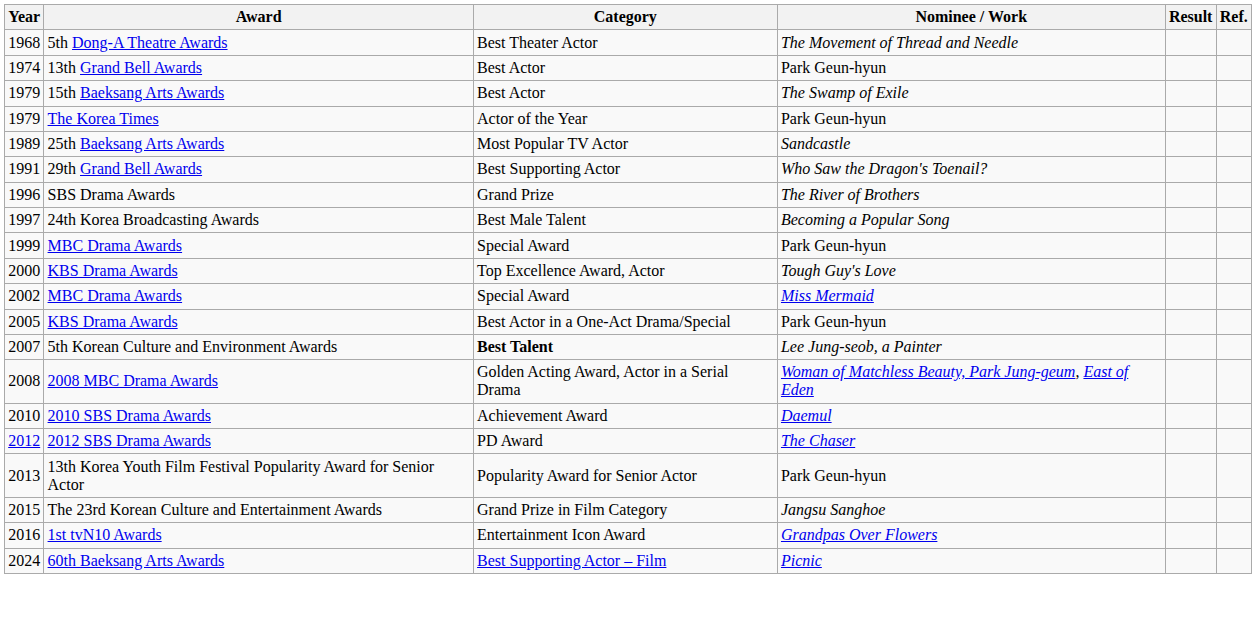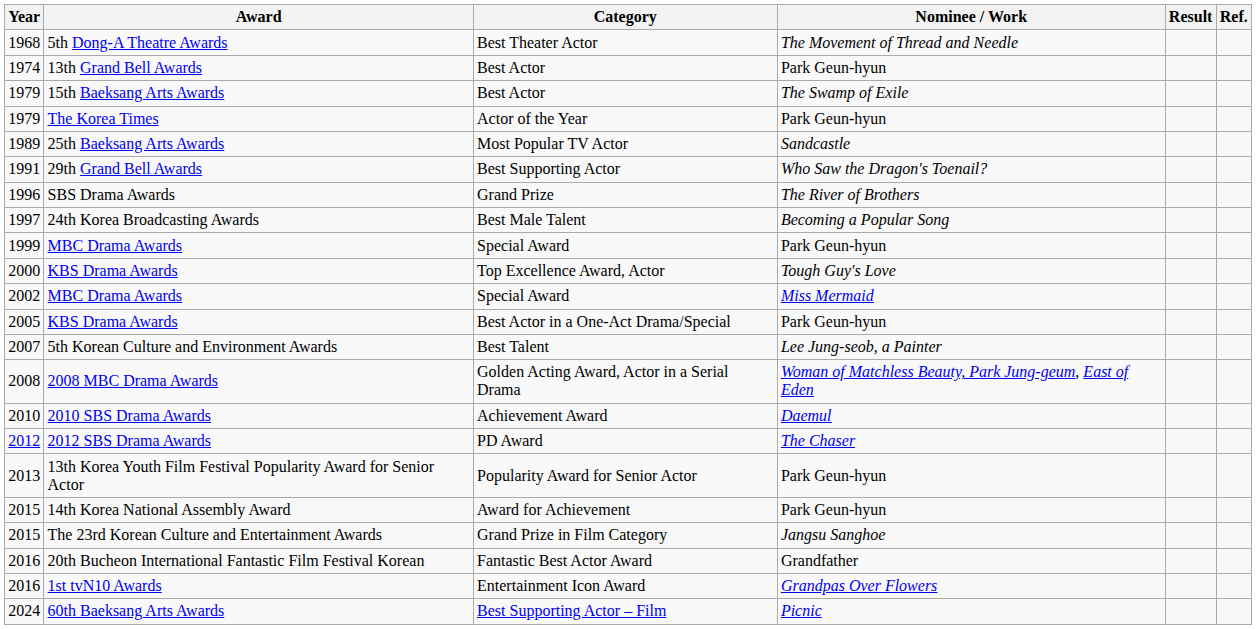(515, 347) bold -> (513, 347) normal
+ row: (24, 509)
+ row: (24, 560)
